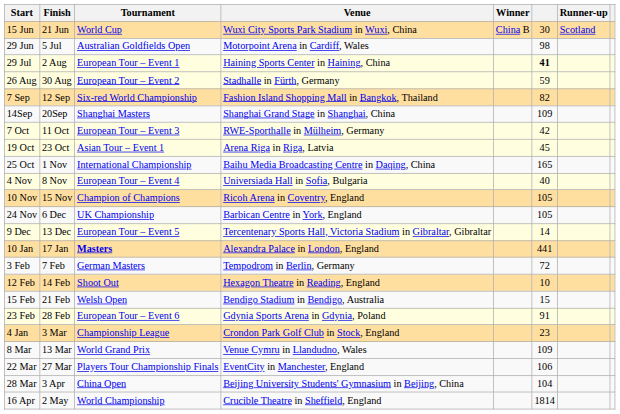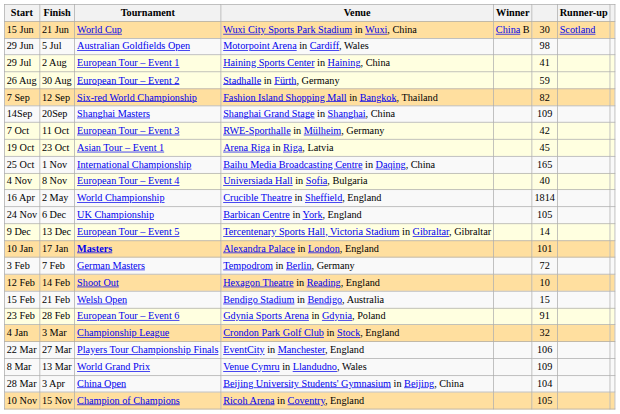(545, 63) bold -> (545, 63) normal
rows swapped: (22, 198) <-> (21, 401)
(545, 249) 441 -> (545, 249) 101
(545, 333) 23 -> (545, 333) 32
rows swapped: (19, 350) <-> (22, 367)
